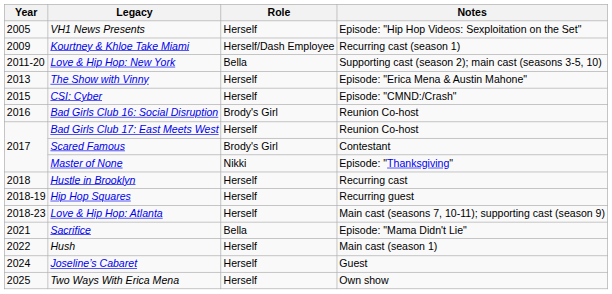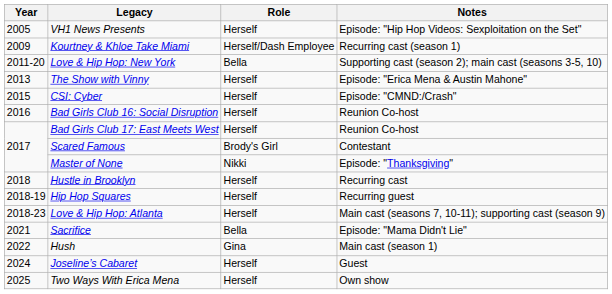(251, 113) Brody's Girl -> (240, 113) Herself
(240, 247) Herself -> (235, 247) Gina
